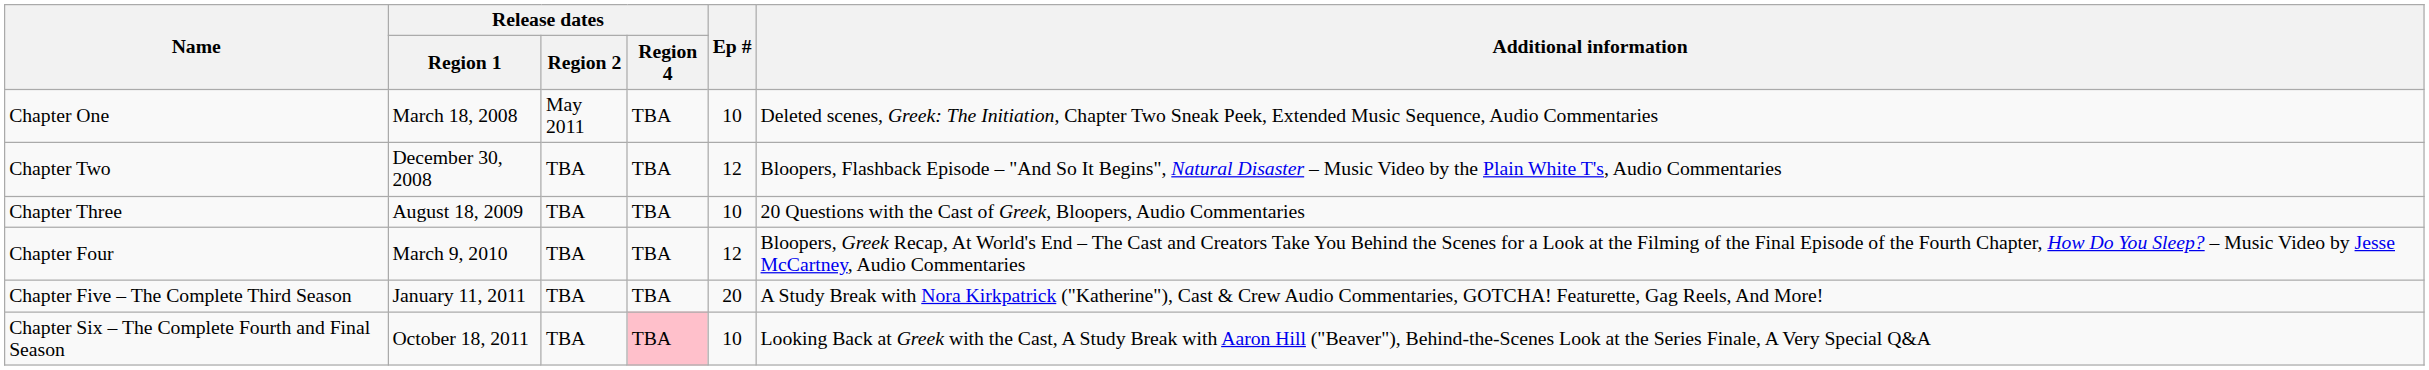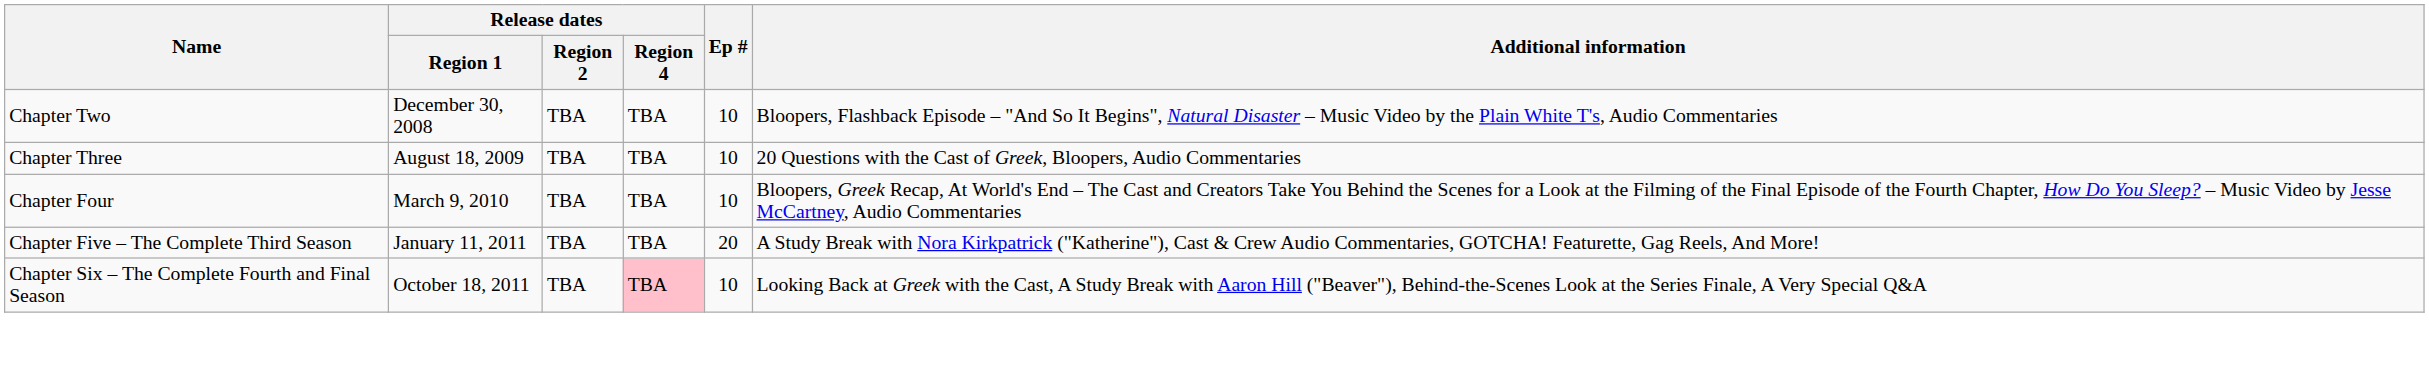- row: (59, 115)
(732, 169) 12 -> (728, 115) 10
(732, 253) 12 -> (728, 200) 10
